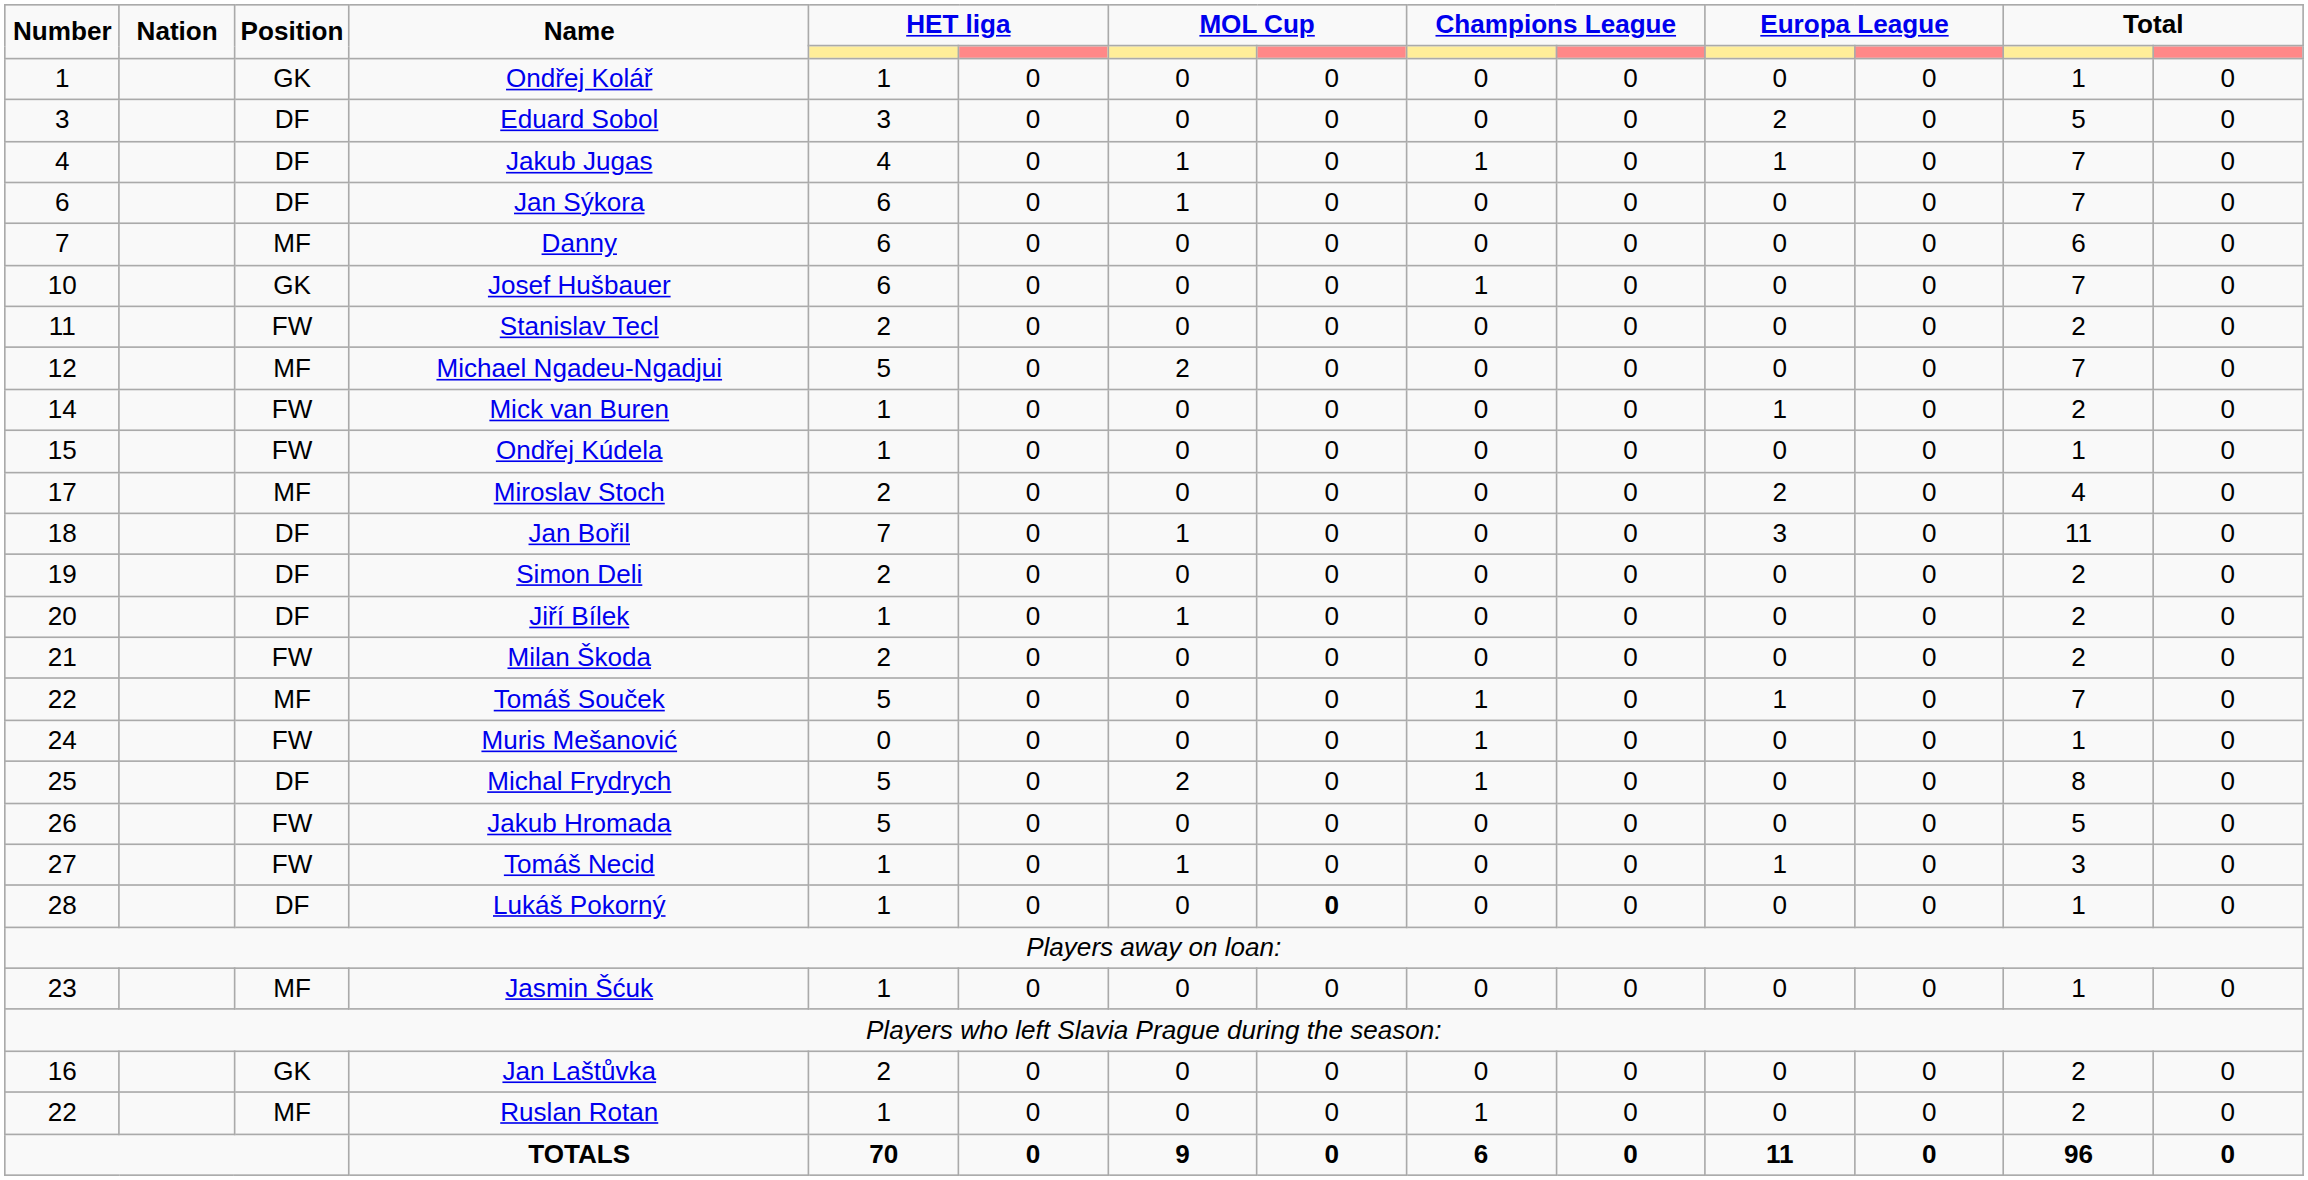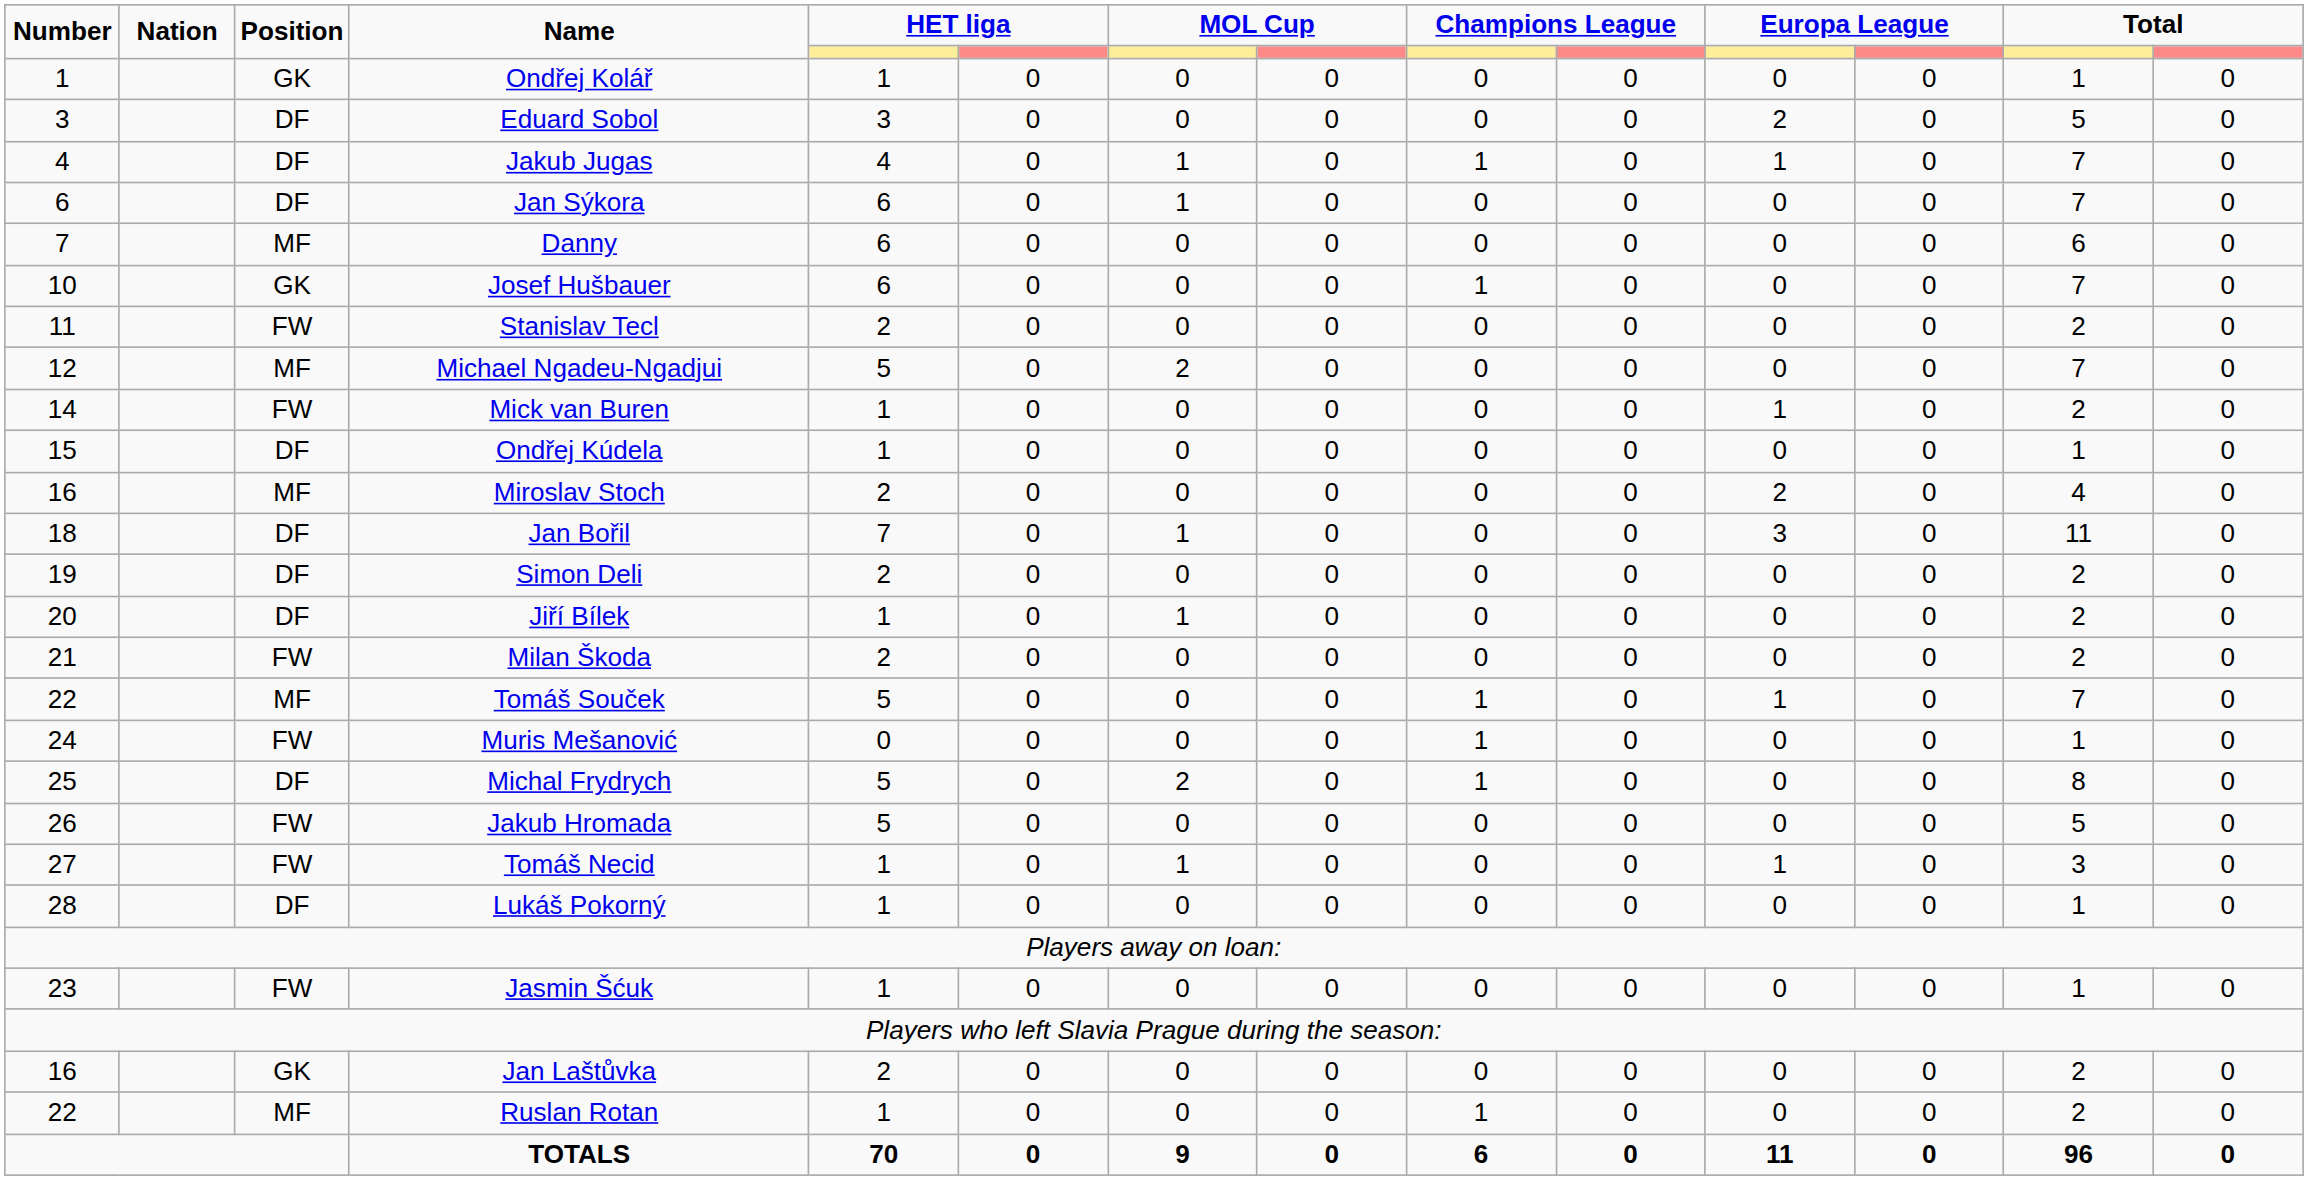(292, 450) FW -> (292, 450) DF
(62, 492) 17 -> (62, 492) 16
(1332, 905) bold -> (1332, 905) normal
(292, 988) MF -> (292, 988) FW
